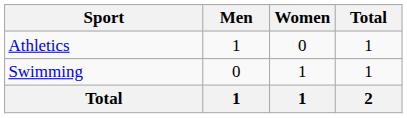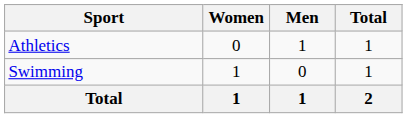columns swapped: (236, 17) <-> (302, 17)
